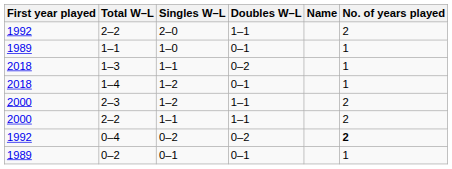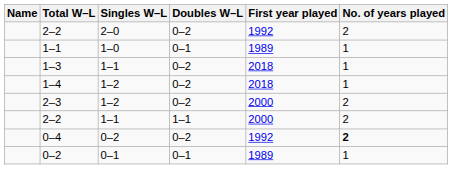columns swapped: (322, 13) <-> (51, 13)
(240, 31) 1–1 -> (182, 31) 0–2
(240, 84) 0–1 -> (182, 84) 0–2
(240, 102) 1–1 -> (182, 102) 0–2
